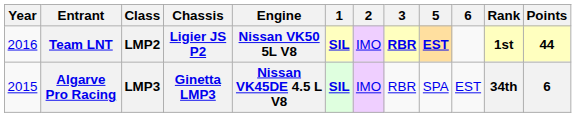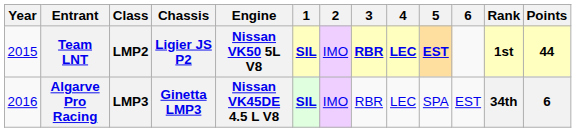+ column: (403, 15)
(22, 44) 2016 -> (22, 51) 2015
(22, 88) 2015 -> (22, 102) 2016
